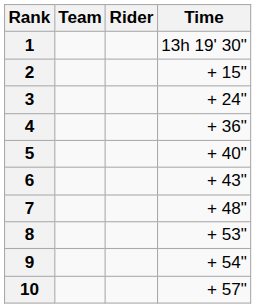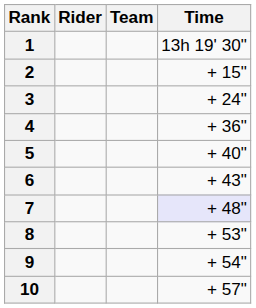columns swapped: (131, 18) <-> (80, 18)
(227, 208) no background -> (227, 208) lavender background
